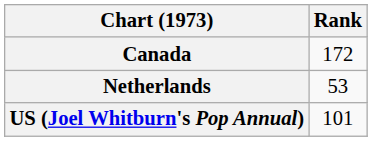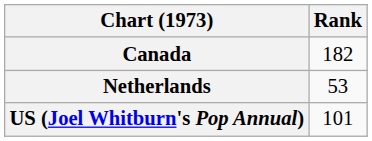(338, 53) 172 -> (338, 53) 182
